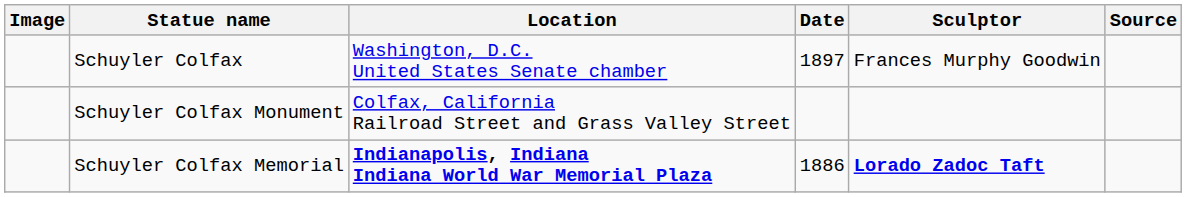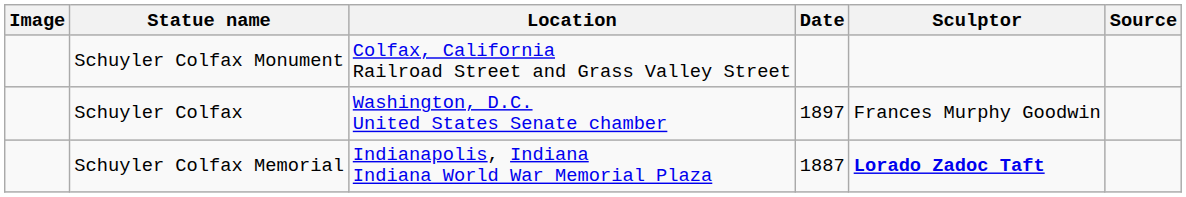rows swapped: (159, 61) <-> (209, 113)
(533, 166) bold -> (533, 166) normal
(822, 166) 1886 -> (822, 166) 1887
